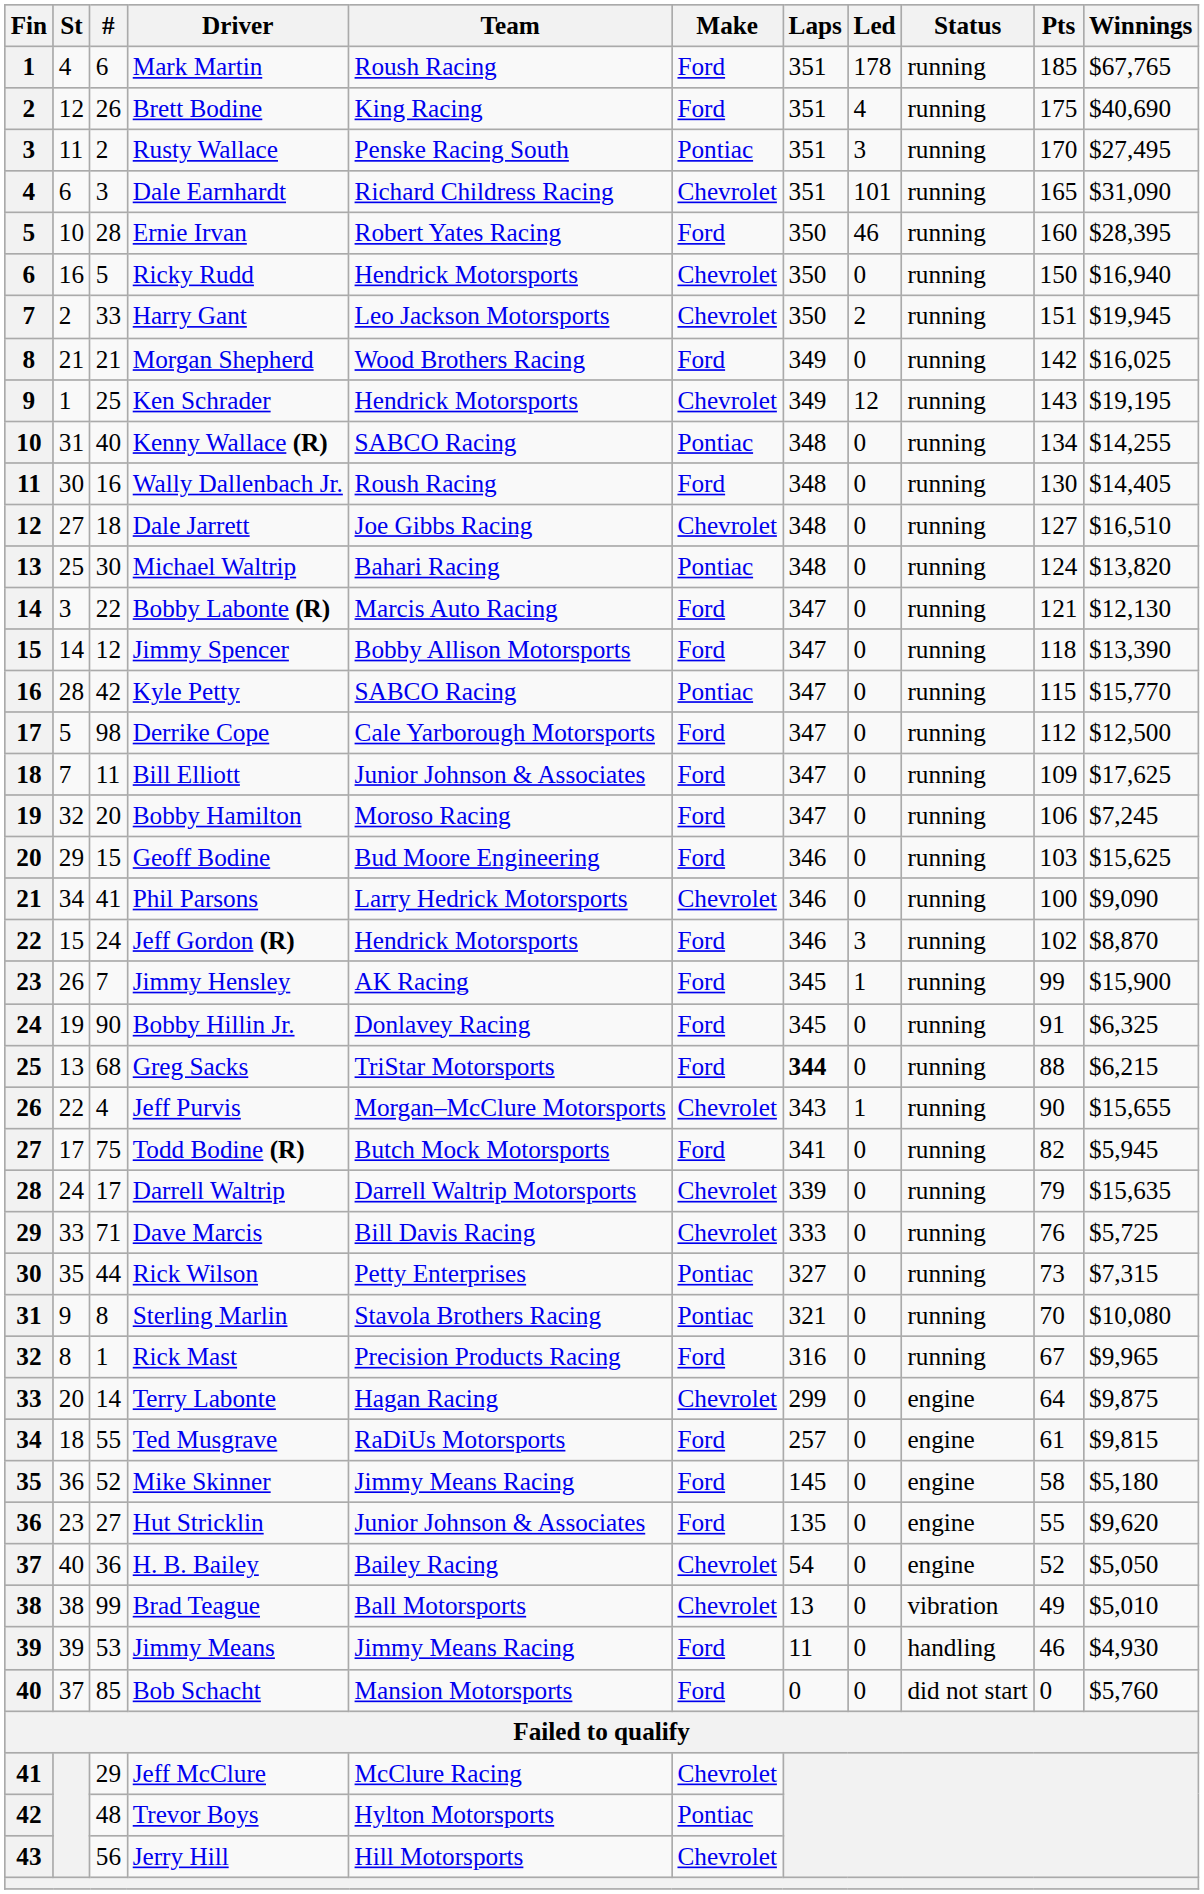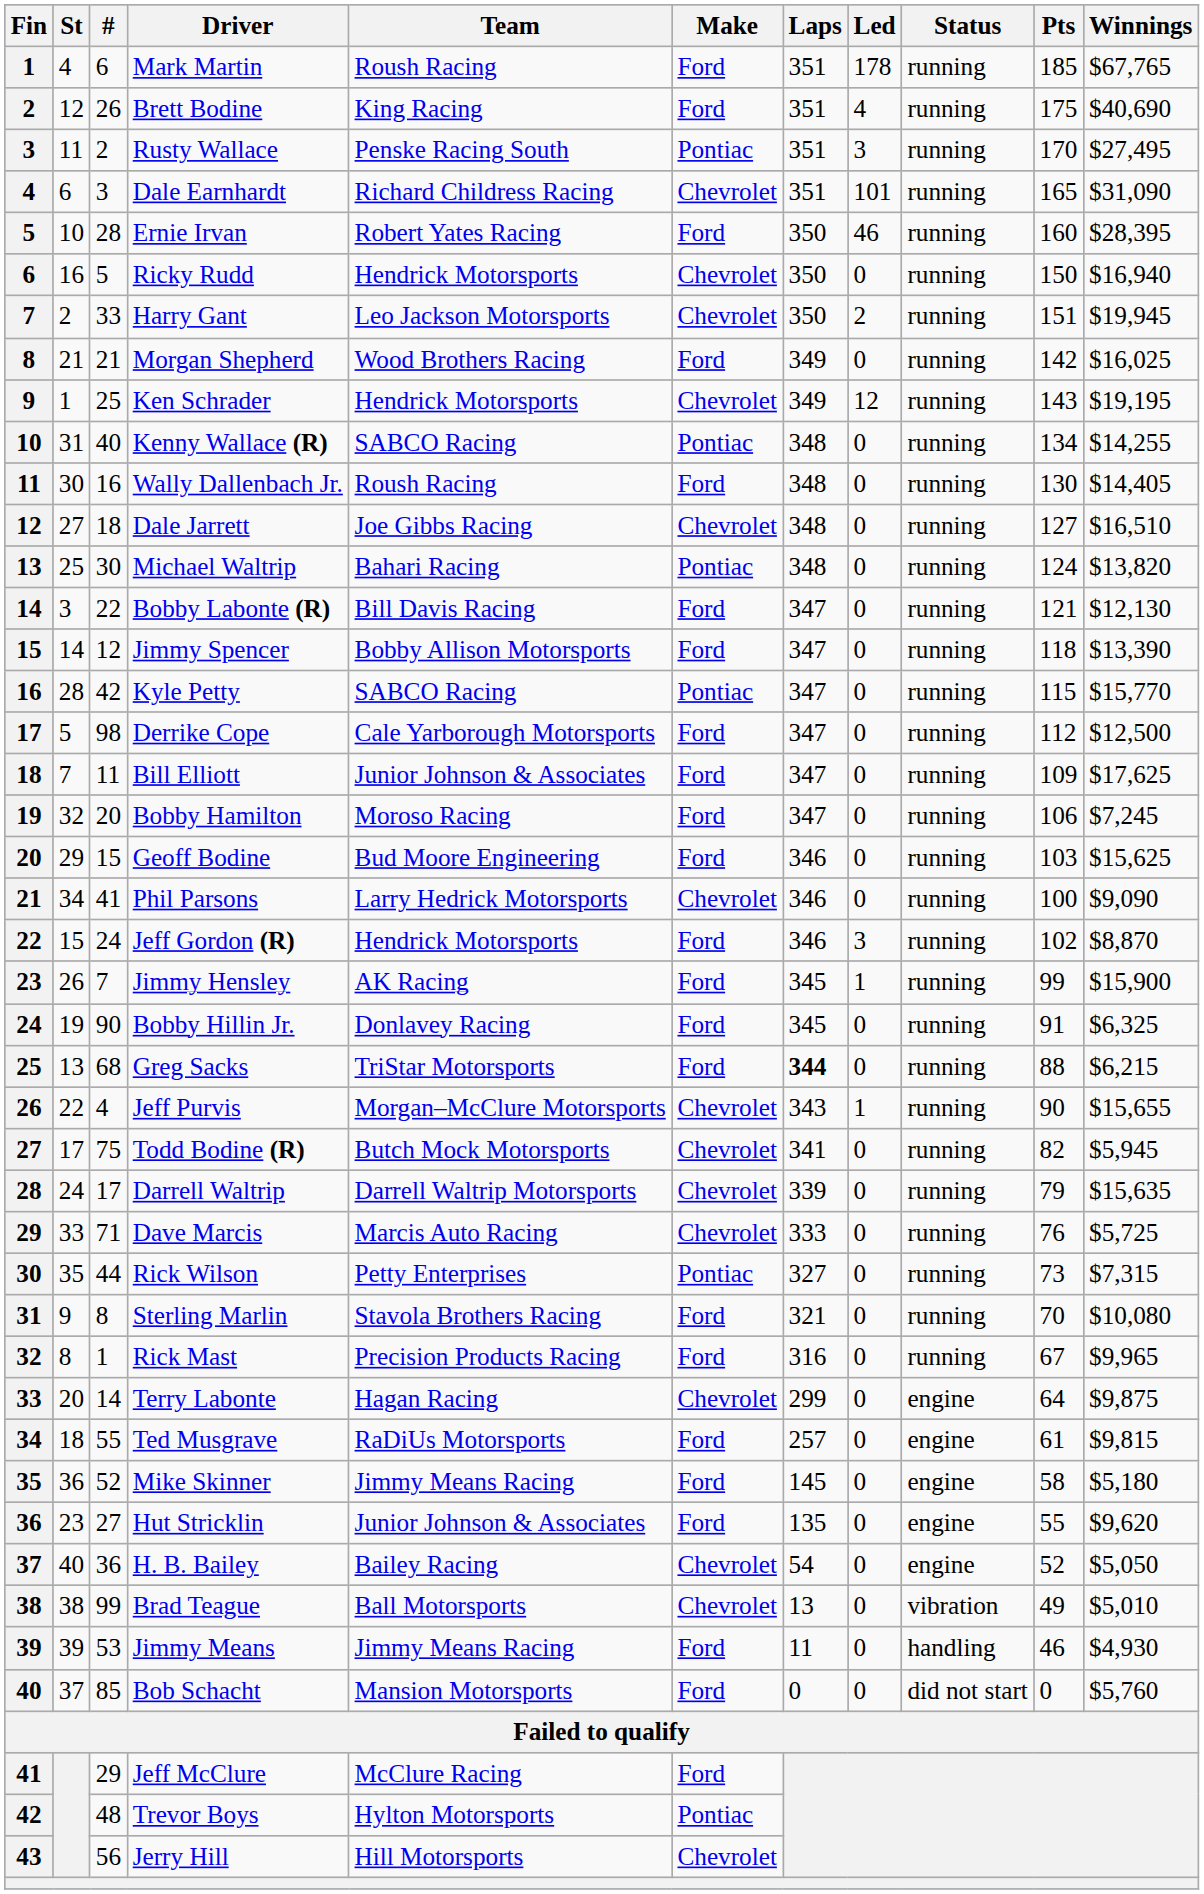(456, 607) Marcis Auto Racing -> (445, 607) Bill Davis Racing
(701, 1148) Ford -> (727, 1148) Chevrolet
(445, 1231) Bill Davis Racing -> (456, 1231) Marcis Auto Racing
(715, 1315) Pontiac -> (701, 1315) Ford
(727, 1772) Chevrolet -> (701, 1772) Ford
